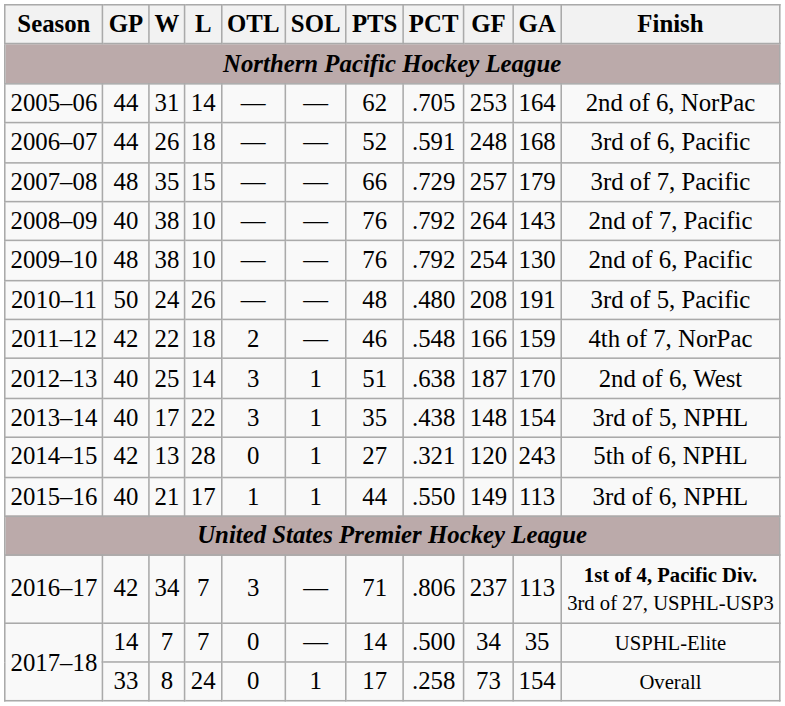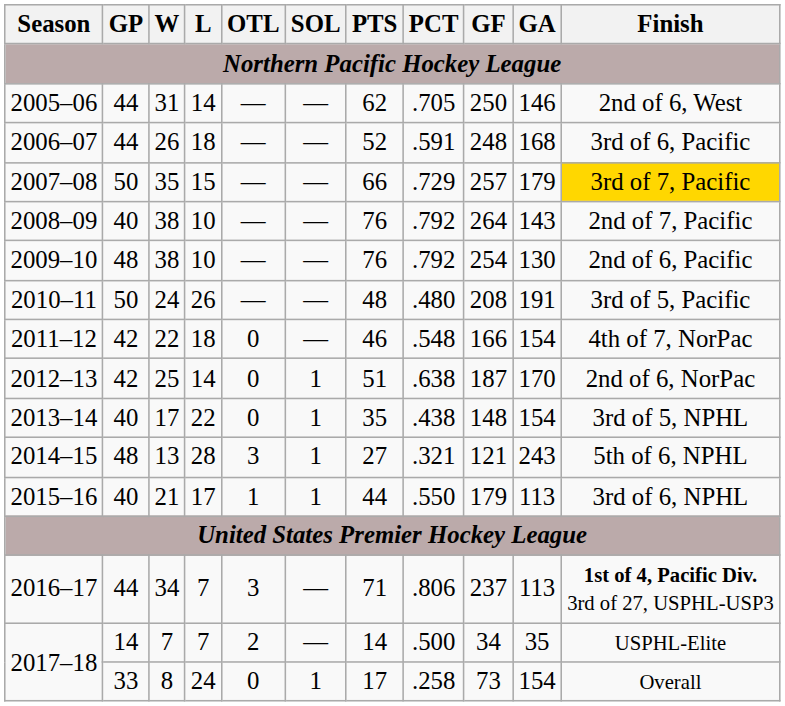(488, 102) 253 -> (488, 102) 250
(537, 102) 164 -> (537, 102) 146
(670, 102) 2nd of 6, NorPac -> (670, 102) 2nd of 6, West
(126, 181) 48 -> (126, 181) 50
(670, 181) no background -> (670, 181) gold background
(253, 338) 2 -> (253, 338) 0
(537, 338) 159 -> (537, 338) 154
(126, 378) 40 -> (126, 378) 42
(253, 378) 3 -> (253, 378) 0
(670, 378) 2nd of 6, West -> (670, 378) 2nd of 6, NorPac
(253, 417) 3 -> (253, 417) 0
(126, 456) 42 -> (126, 456) 48
(253, 456) 0 -> (253, 456) 3
(488, 456) 120 -> (488, 456) 121
(488, 496) 149 -> (488, 496) 179
(126, 588) 42 -> (126, 588) 44
(253, 642) 0 -> (253, 642) 2
